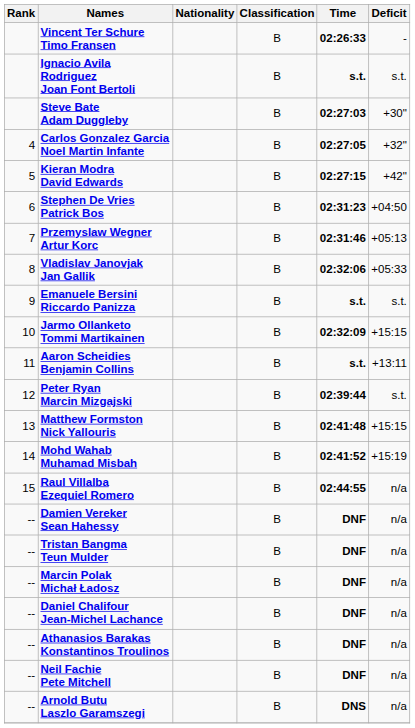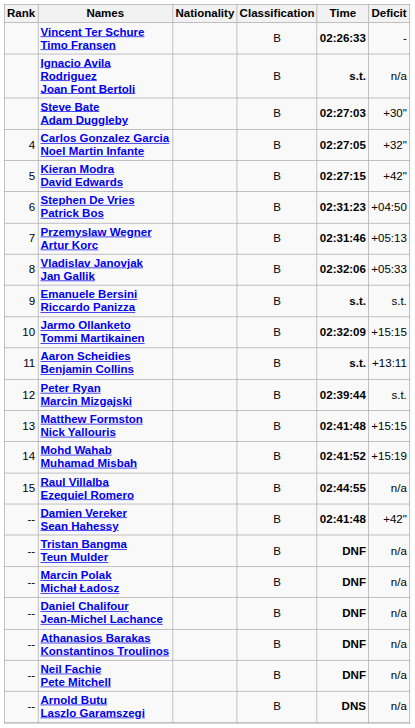(399, 76) s.t. -> (399, 76) n/a
(354, 519) DNF -> (343, 519) 02:41:48
(399, 519) n/a -> (395, 519) +42"
